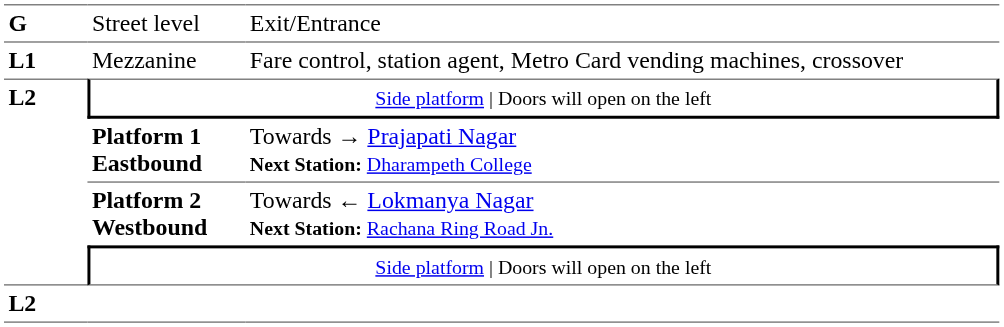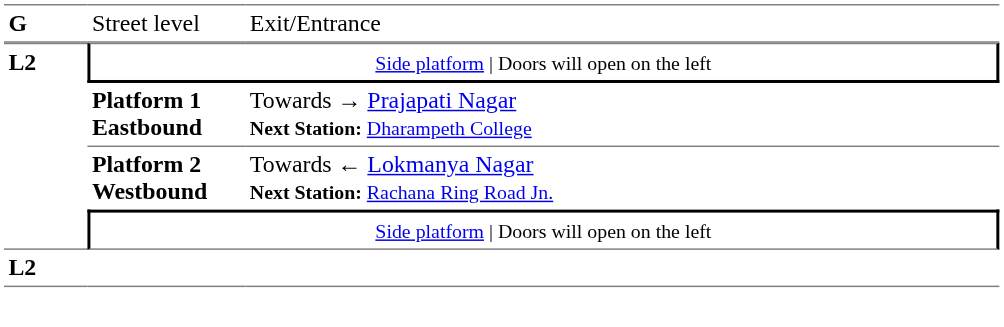- row: (144, 60)
